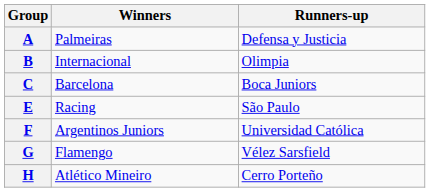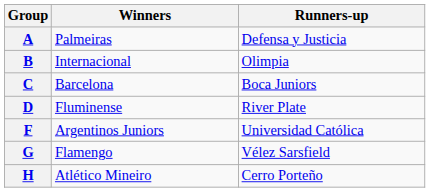+ row: (28, 107)
- row: (28, 107)
